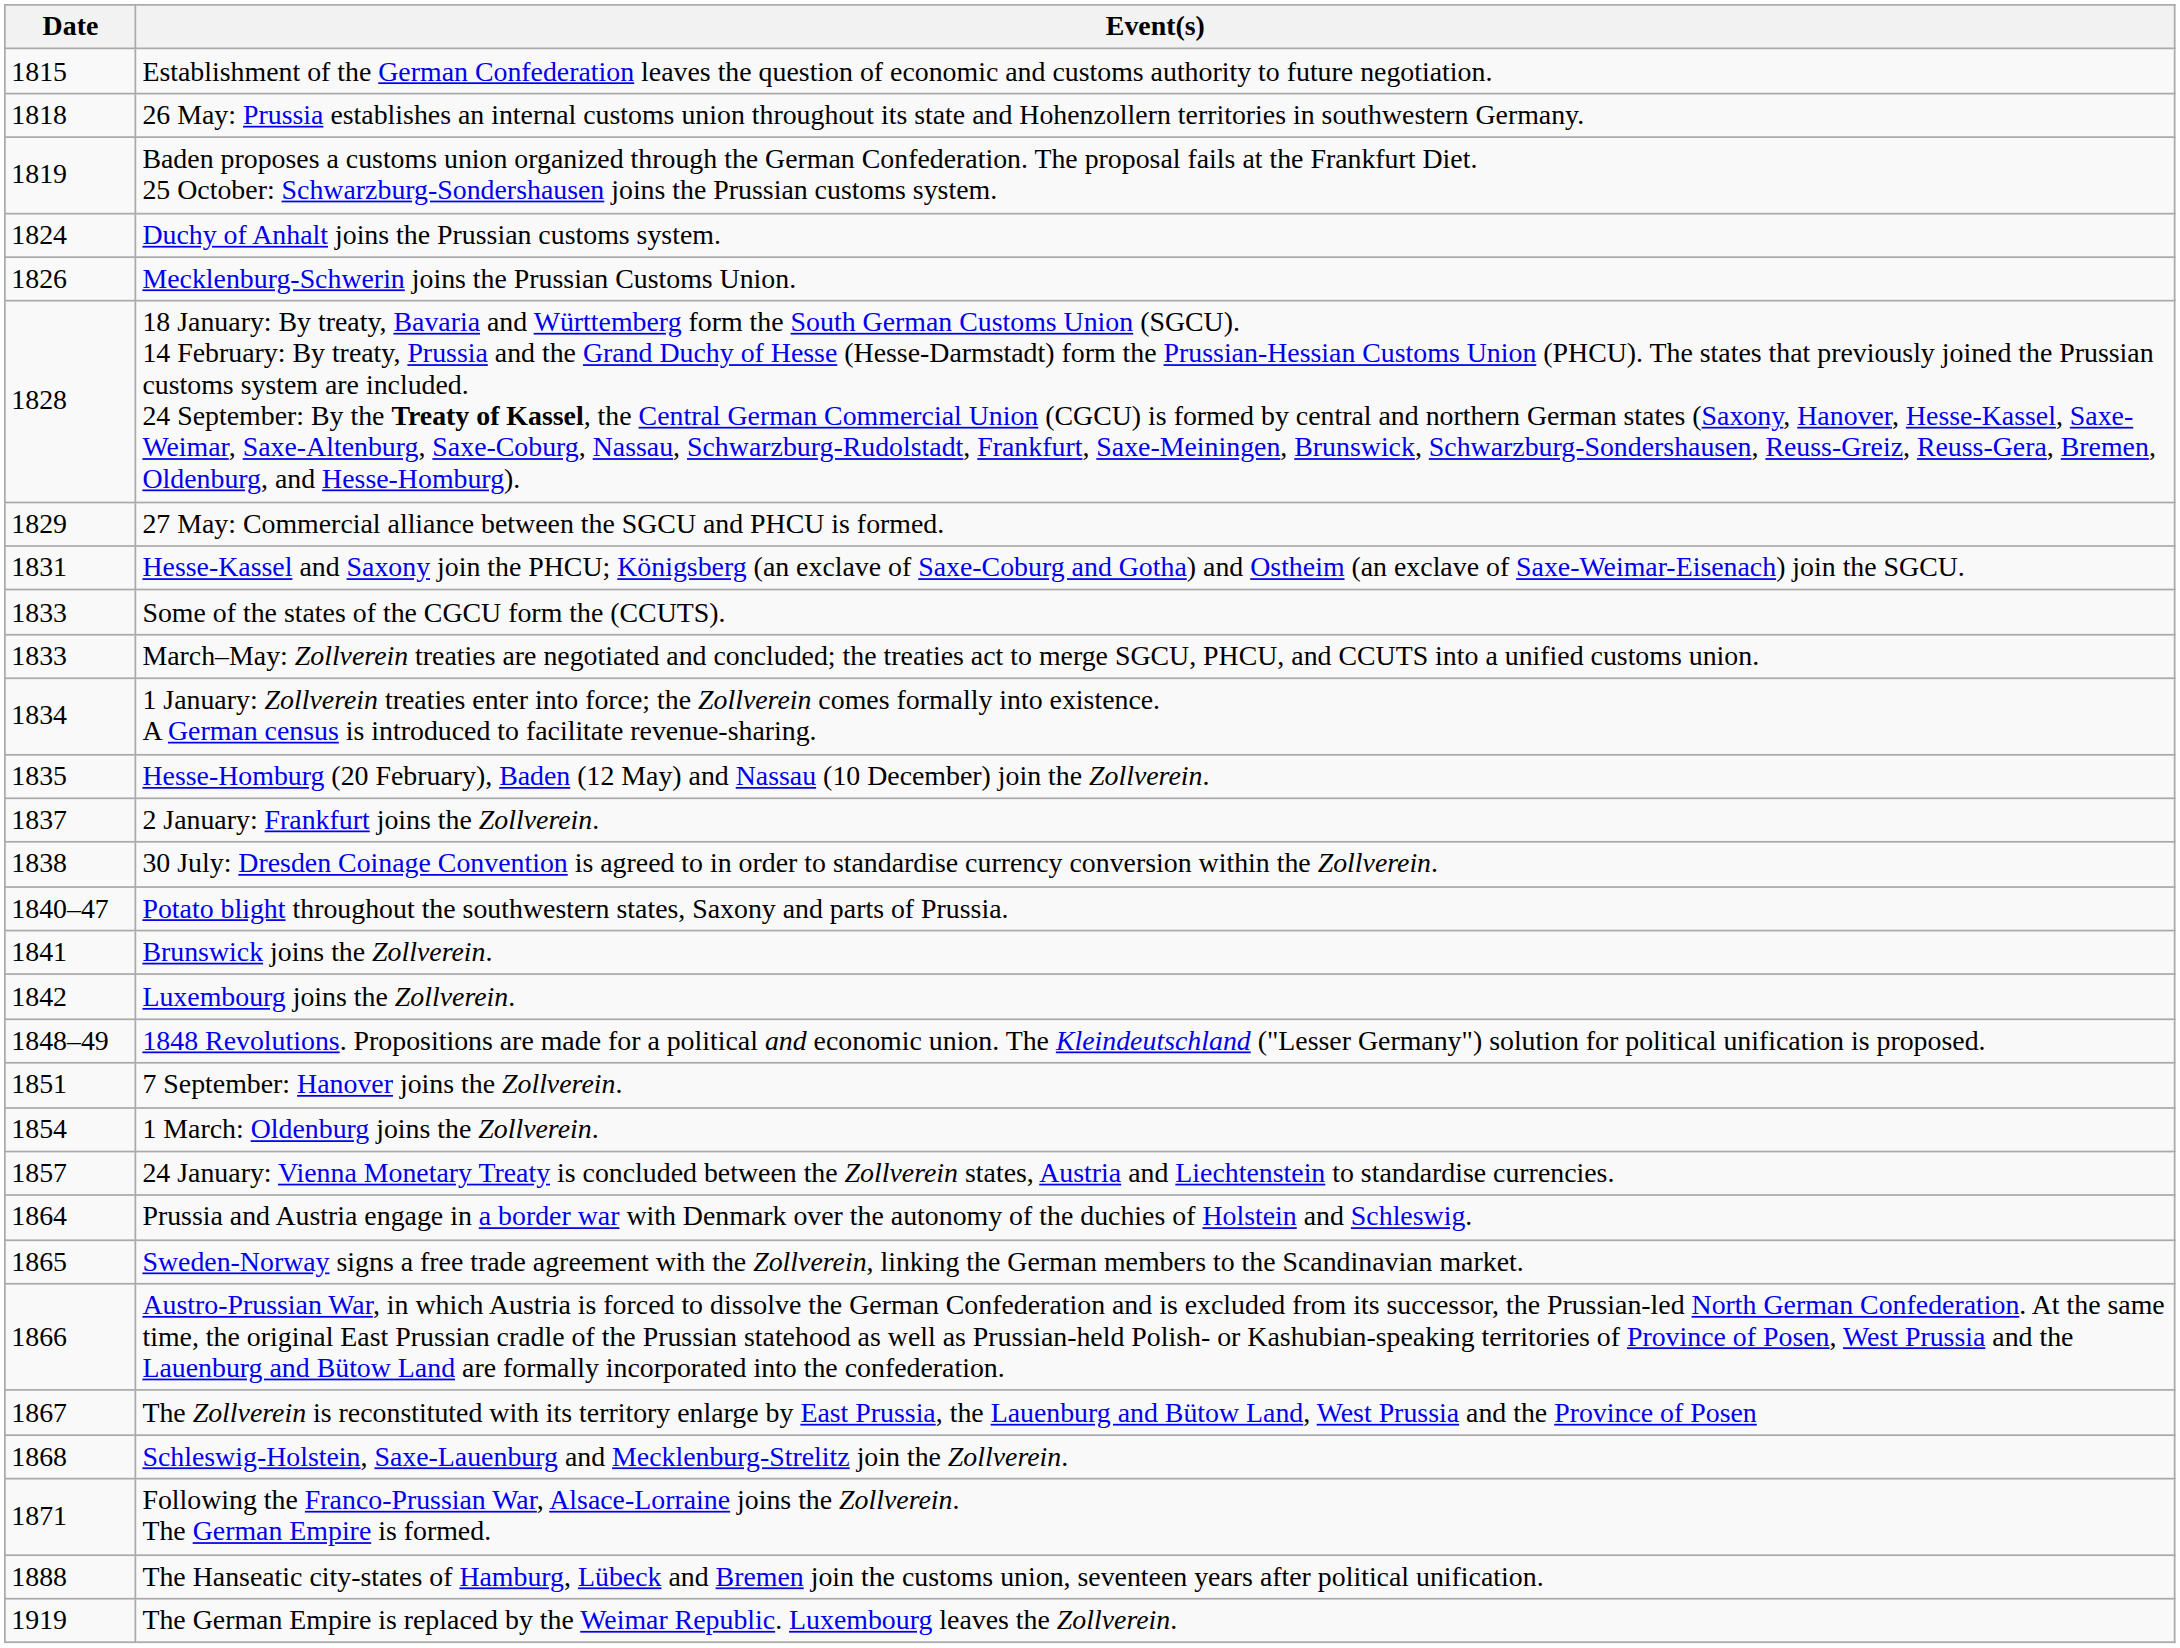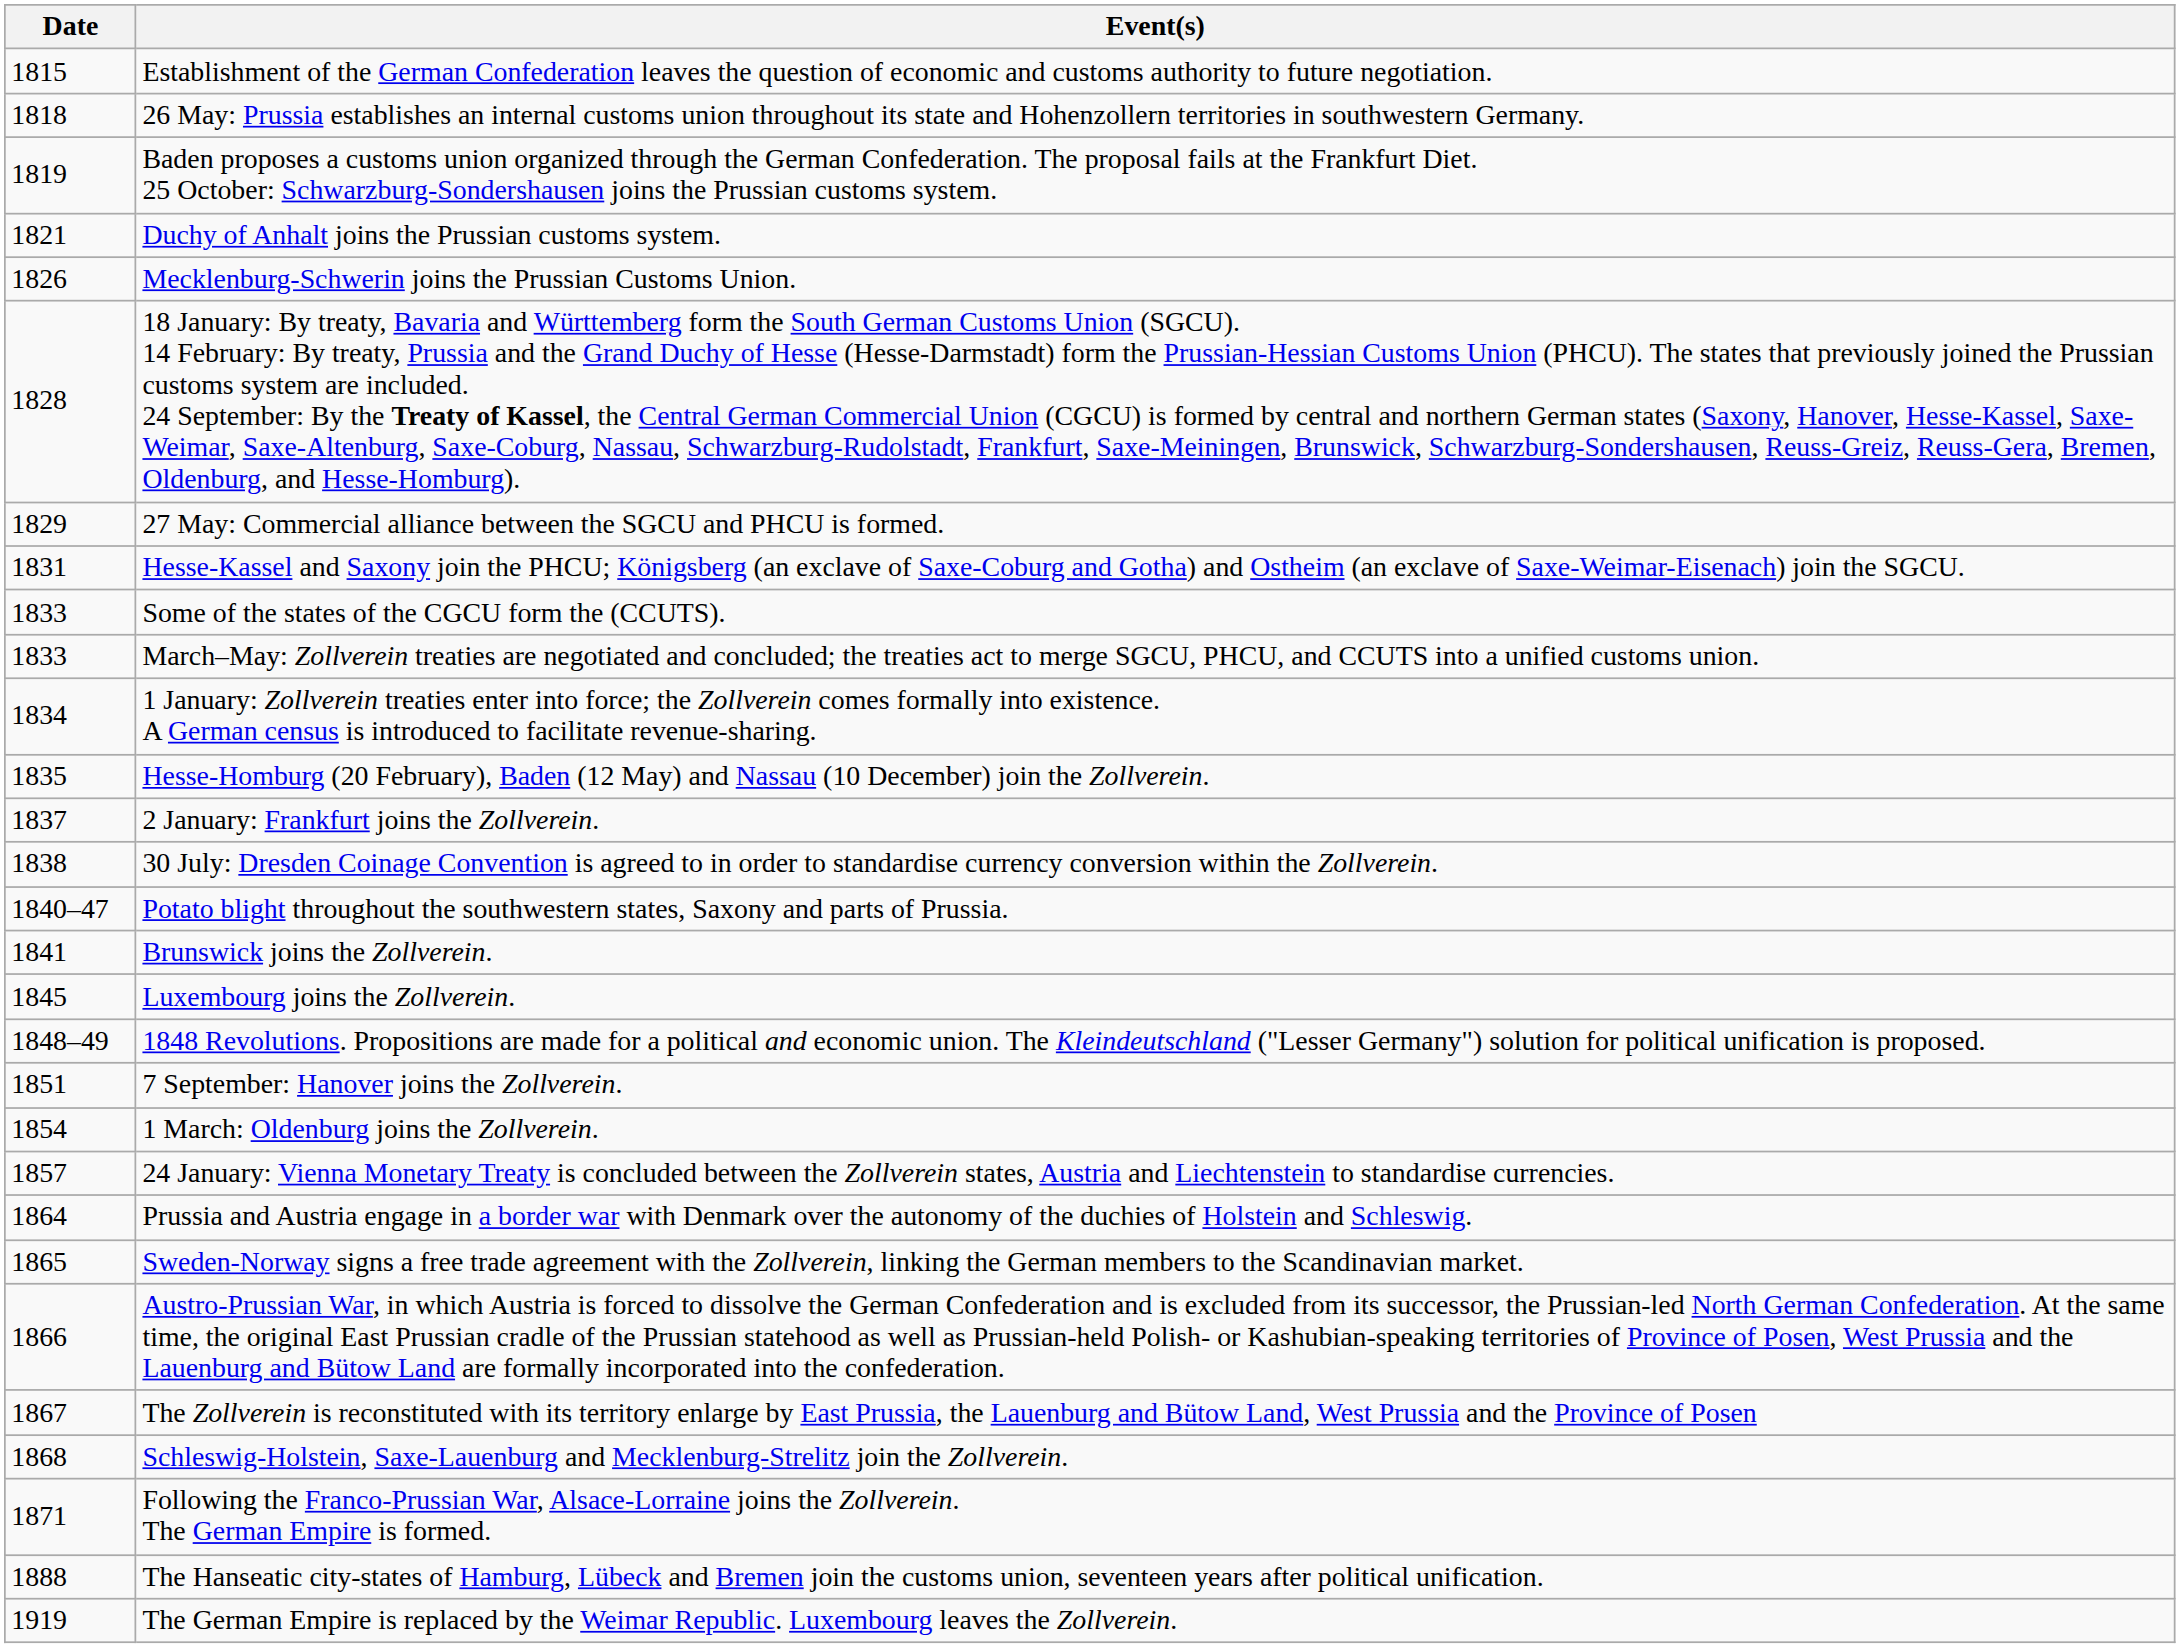(39, 234) 1824 -> (39, 234) 1821
(39, 996) 1842 -> (39, 996) 1845
